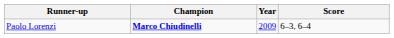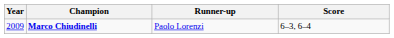columns swapped: (267, 12) <-> (67, 12)
